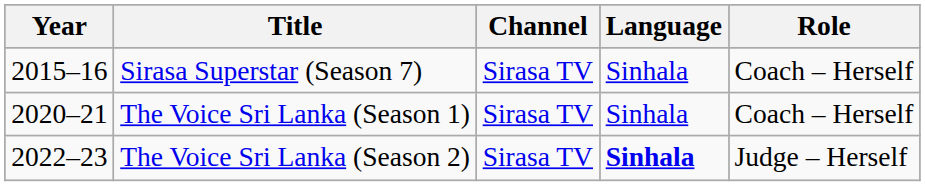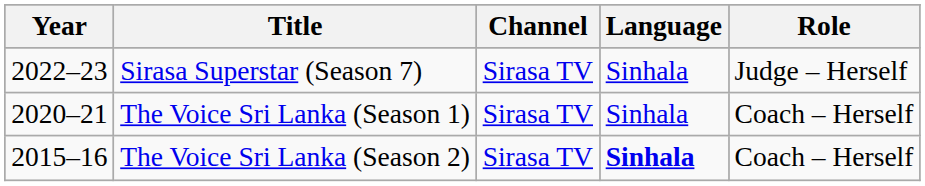(59, 69) 2015–16 -> (59, 69) 2022–23
(824, 69) Coach – Herself -> (821, 69) Judge – Herself
(59, 157) 2022–23 -> (59, 157) 2015–16
(821, 157) Judge – Herself -> (824, 157) Coach – Herself
